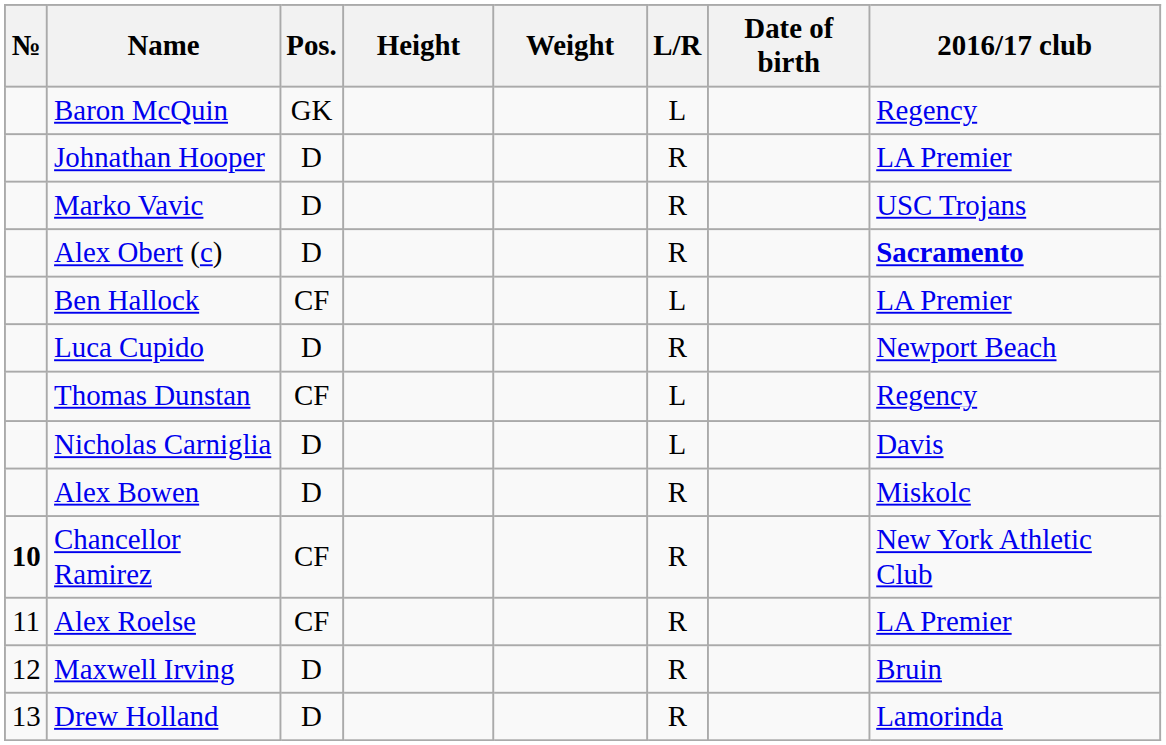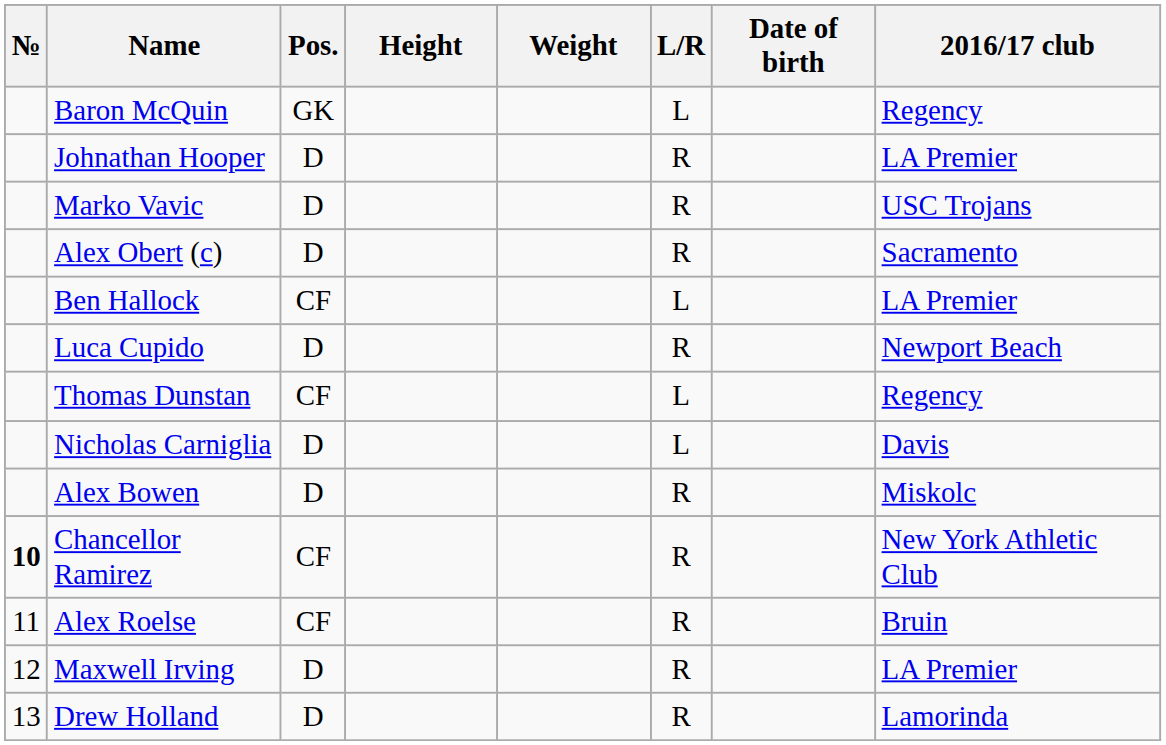(950, 253) bold -> (950, 253) normal
(944, 620) LA Premier -> (914, 620) Bruin
(909, 668) Bruin -> (949, 668) LA Premier
